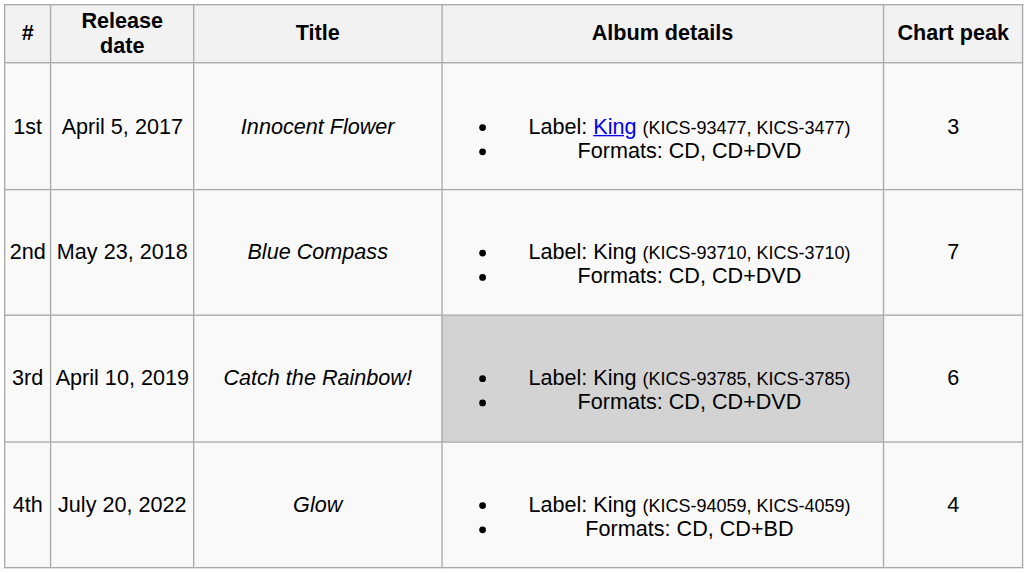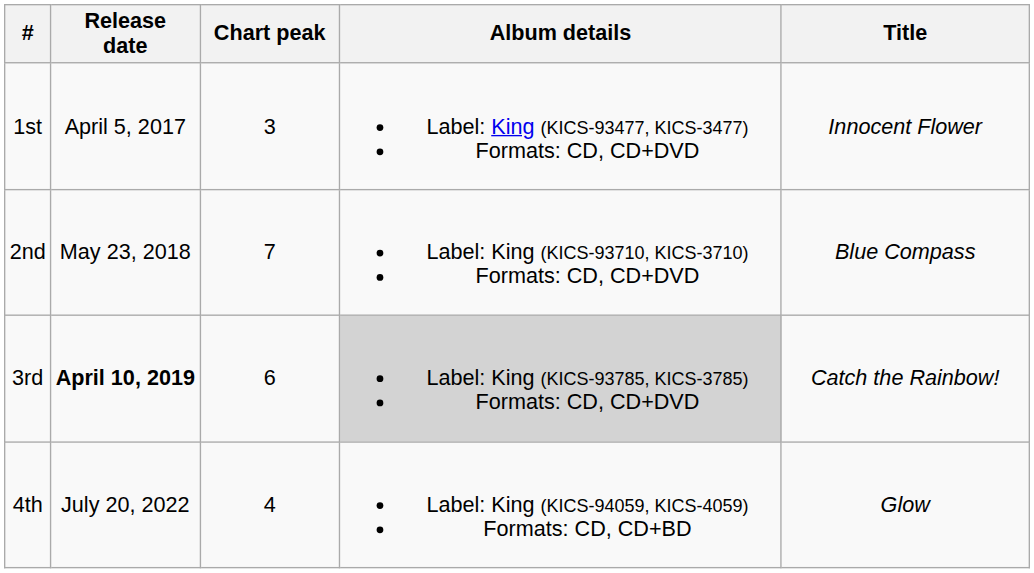columns swapped: (318, 33) <-> (953, 33)
(122, 378) normal -> (125, 378) bold
